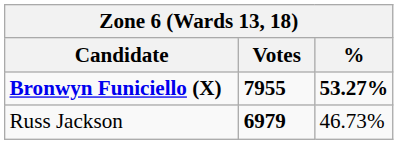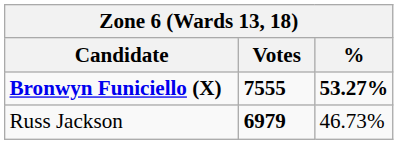(265, 88) 7955 -> (265, 88) 7555
